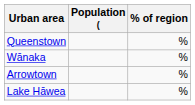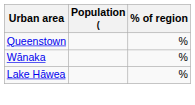- row: (32, 74)
